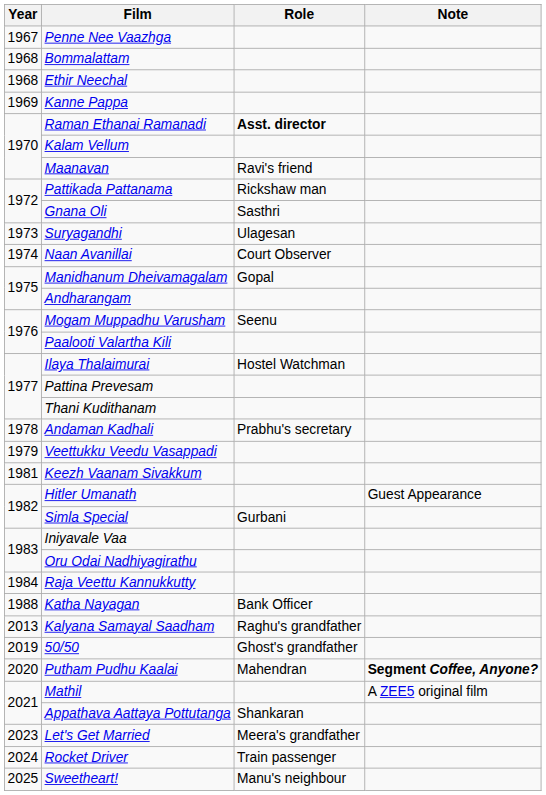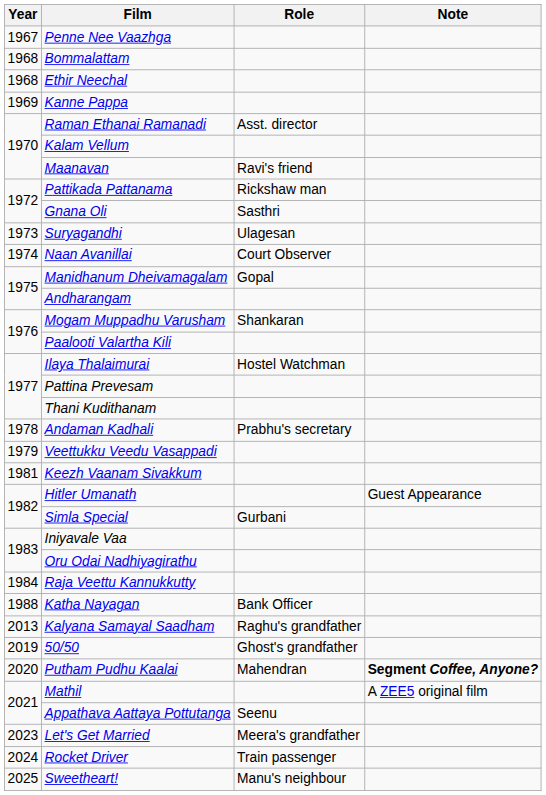(281, 124) bold -> (277, 124) normal
(257, 320) Seenu -> (270, 320) Shankaran
(270, 713) Shankaran -> (257, 713) Seenu
